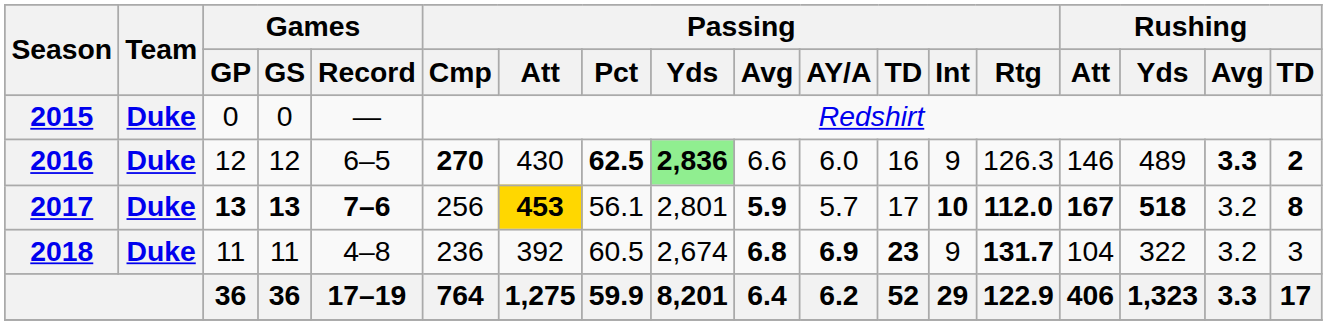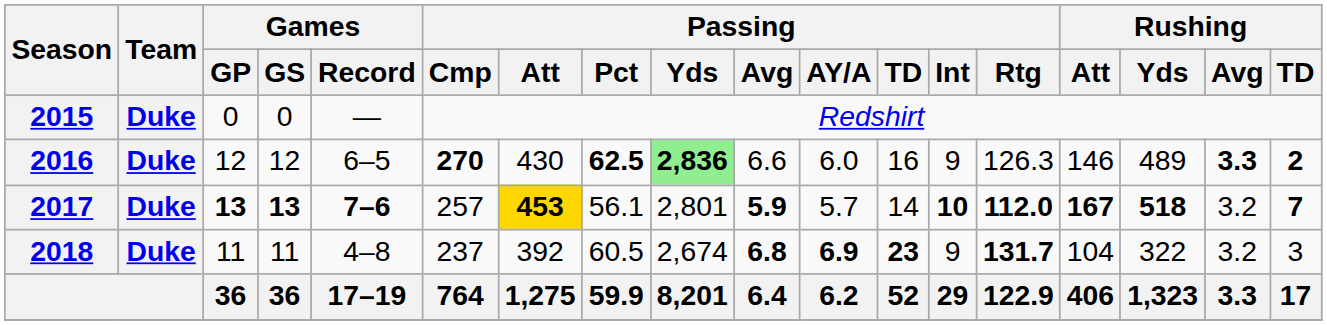(460, 206) 256 -> (460, 206) 257
(903, 206) 17 -> (903, 206) 14
(1295, 206) 8 -> (1295, 206) 7
(460, 251) 236 -> (460, 251) 237
